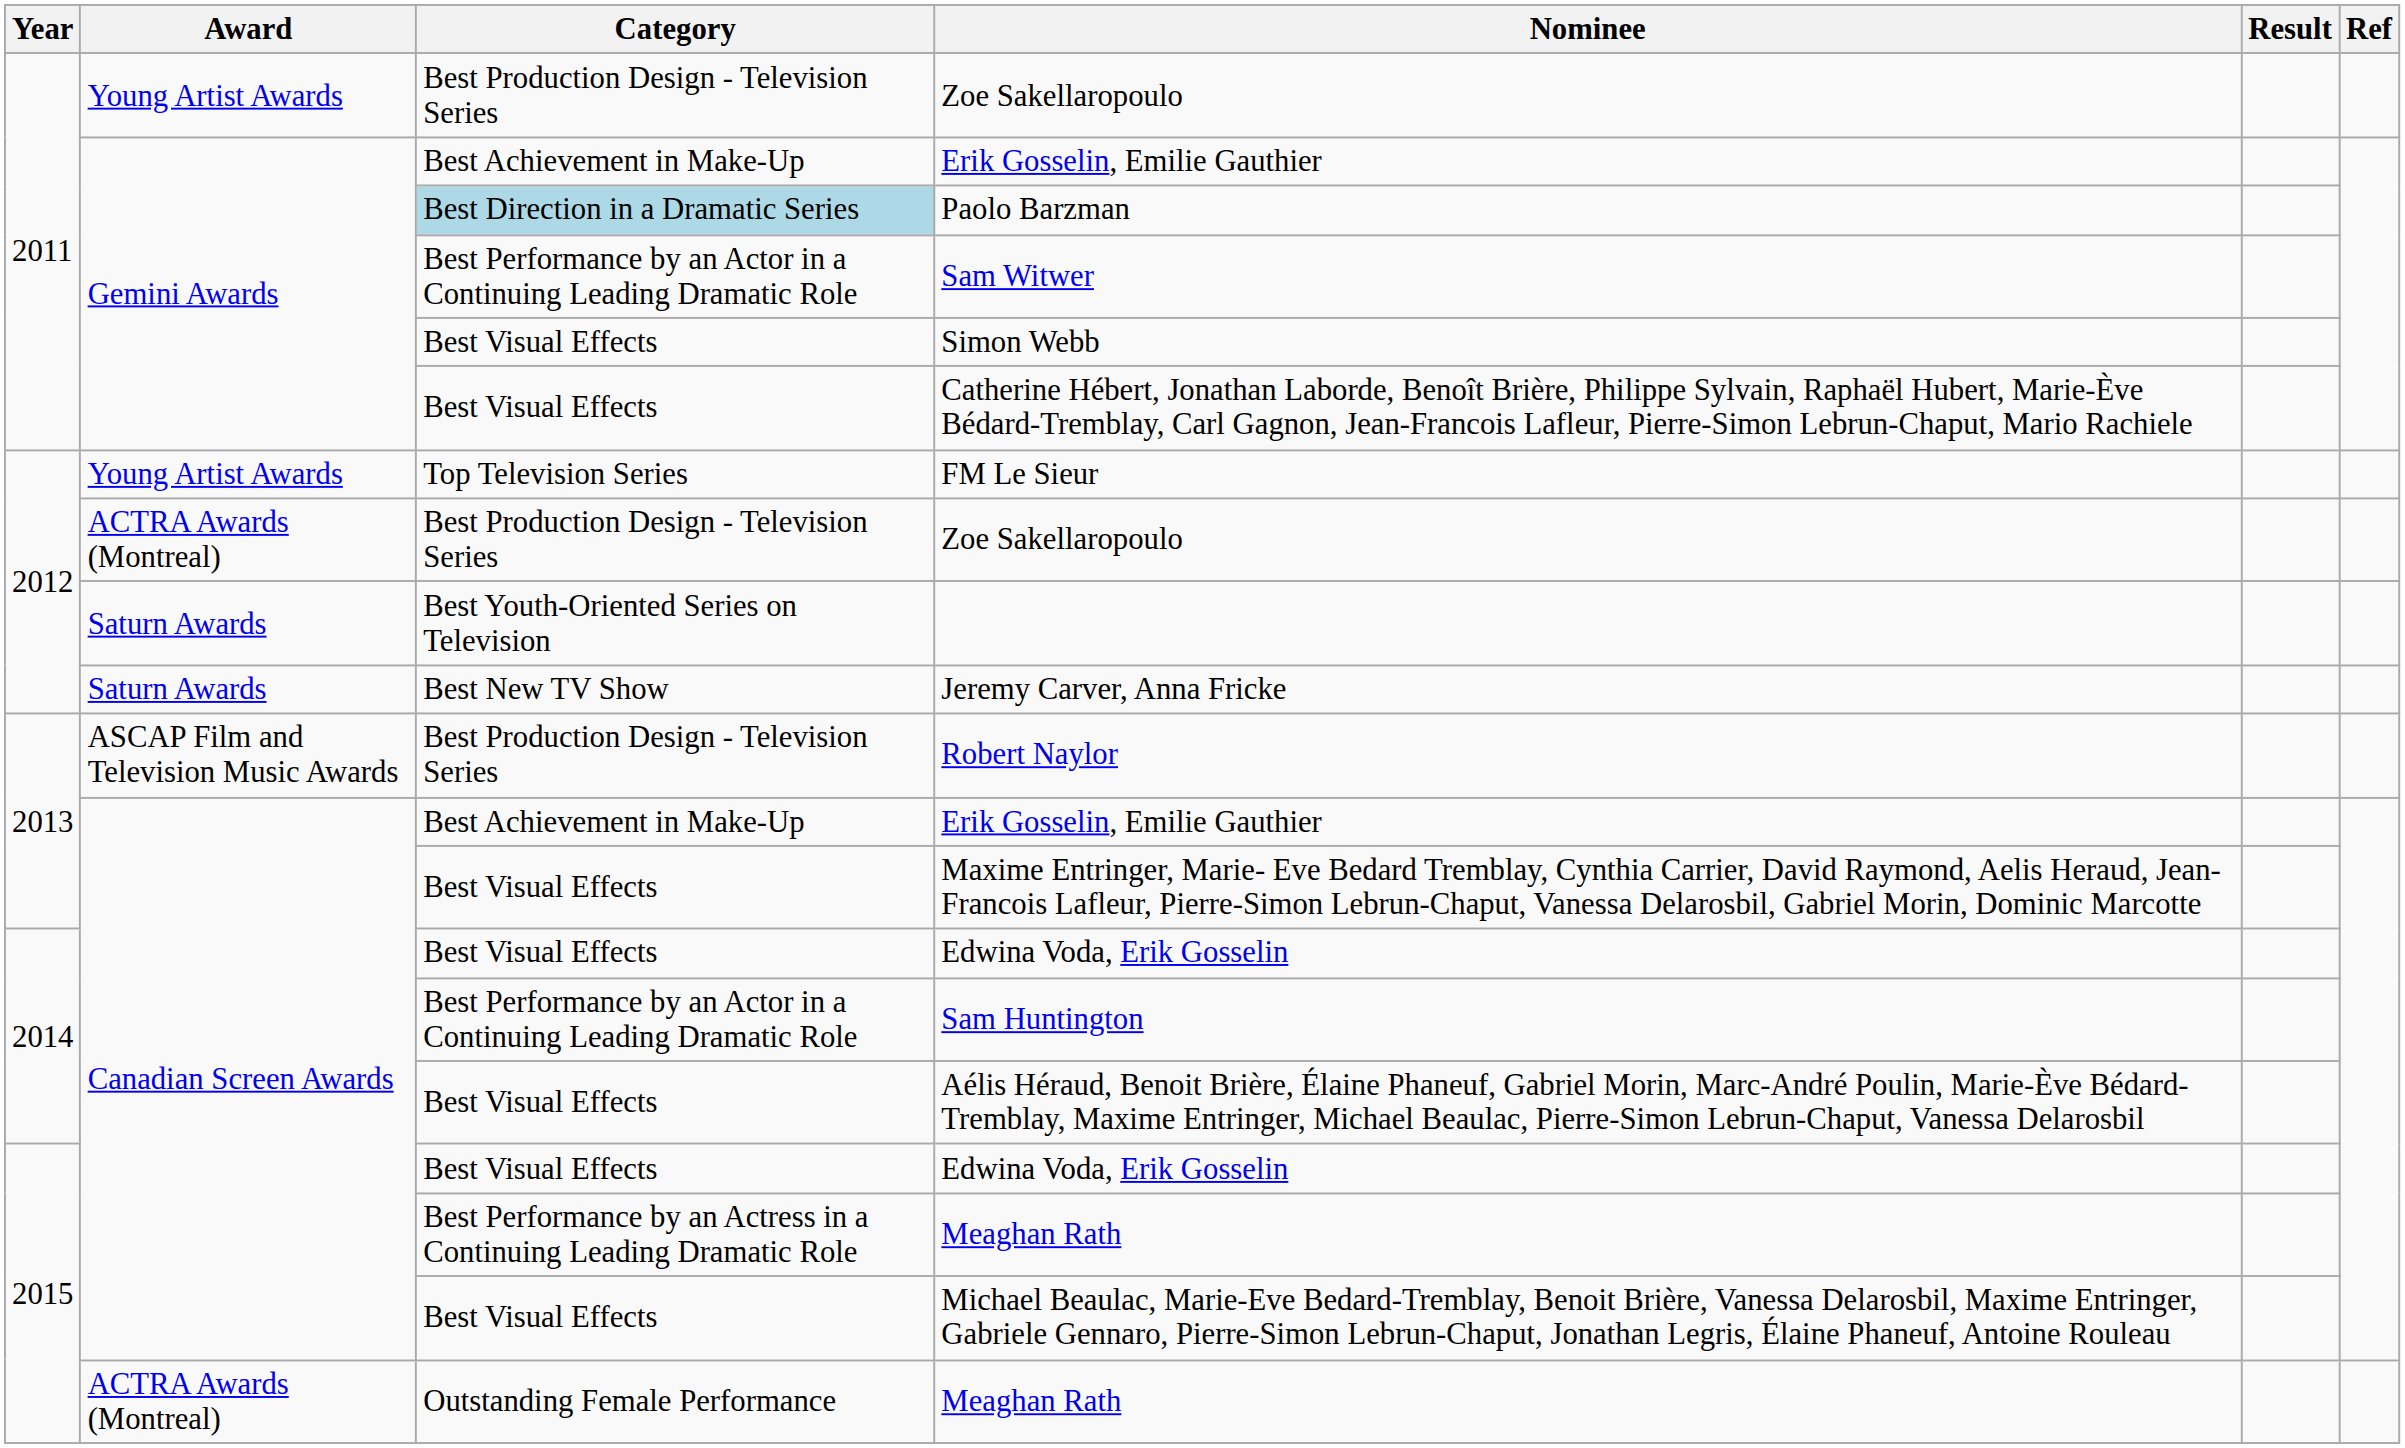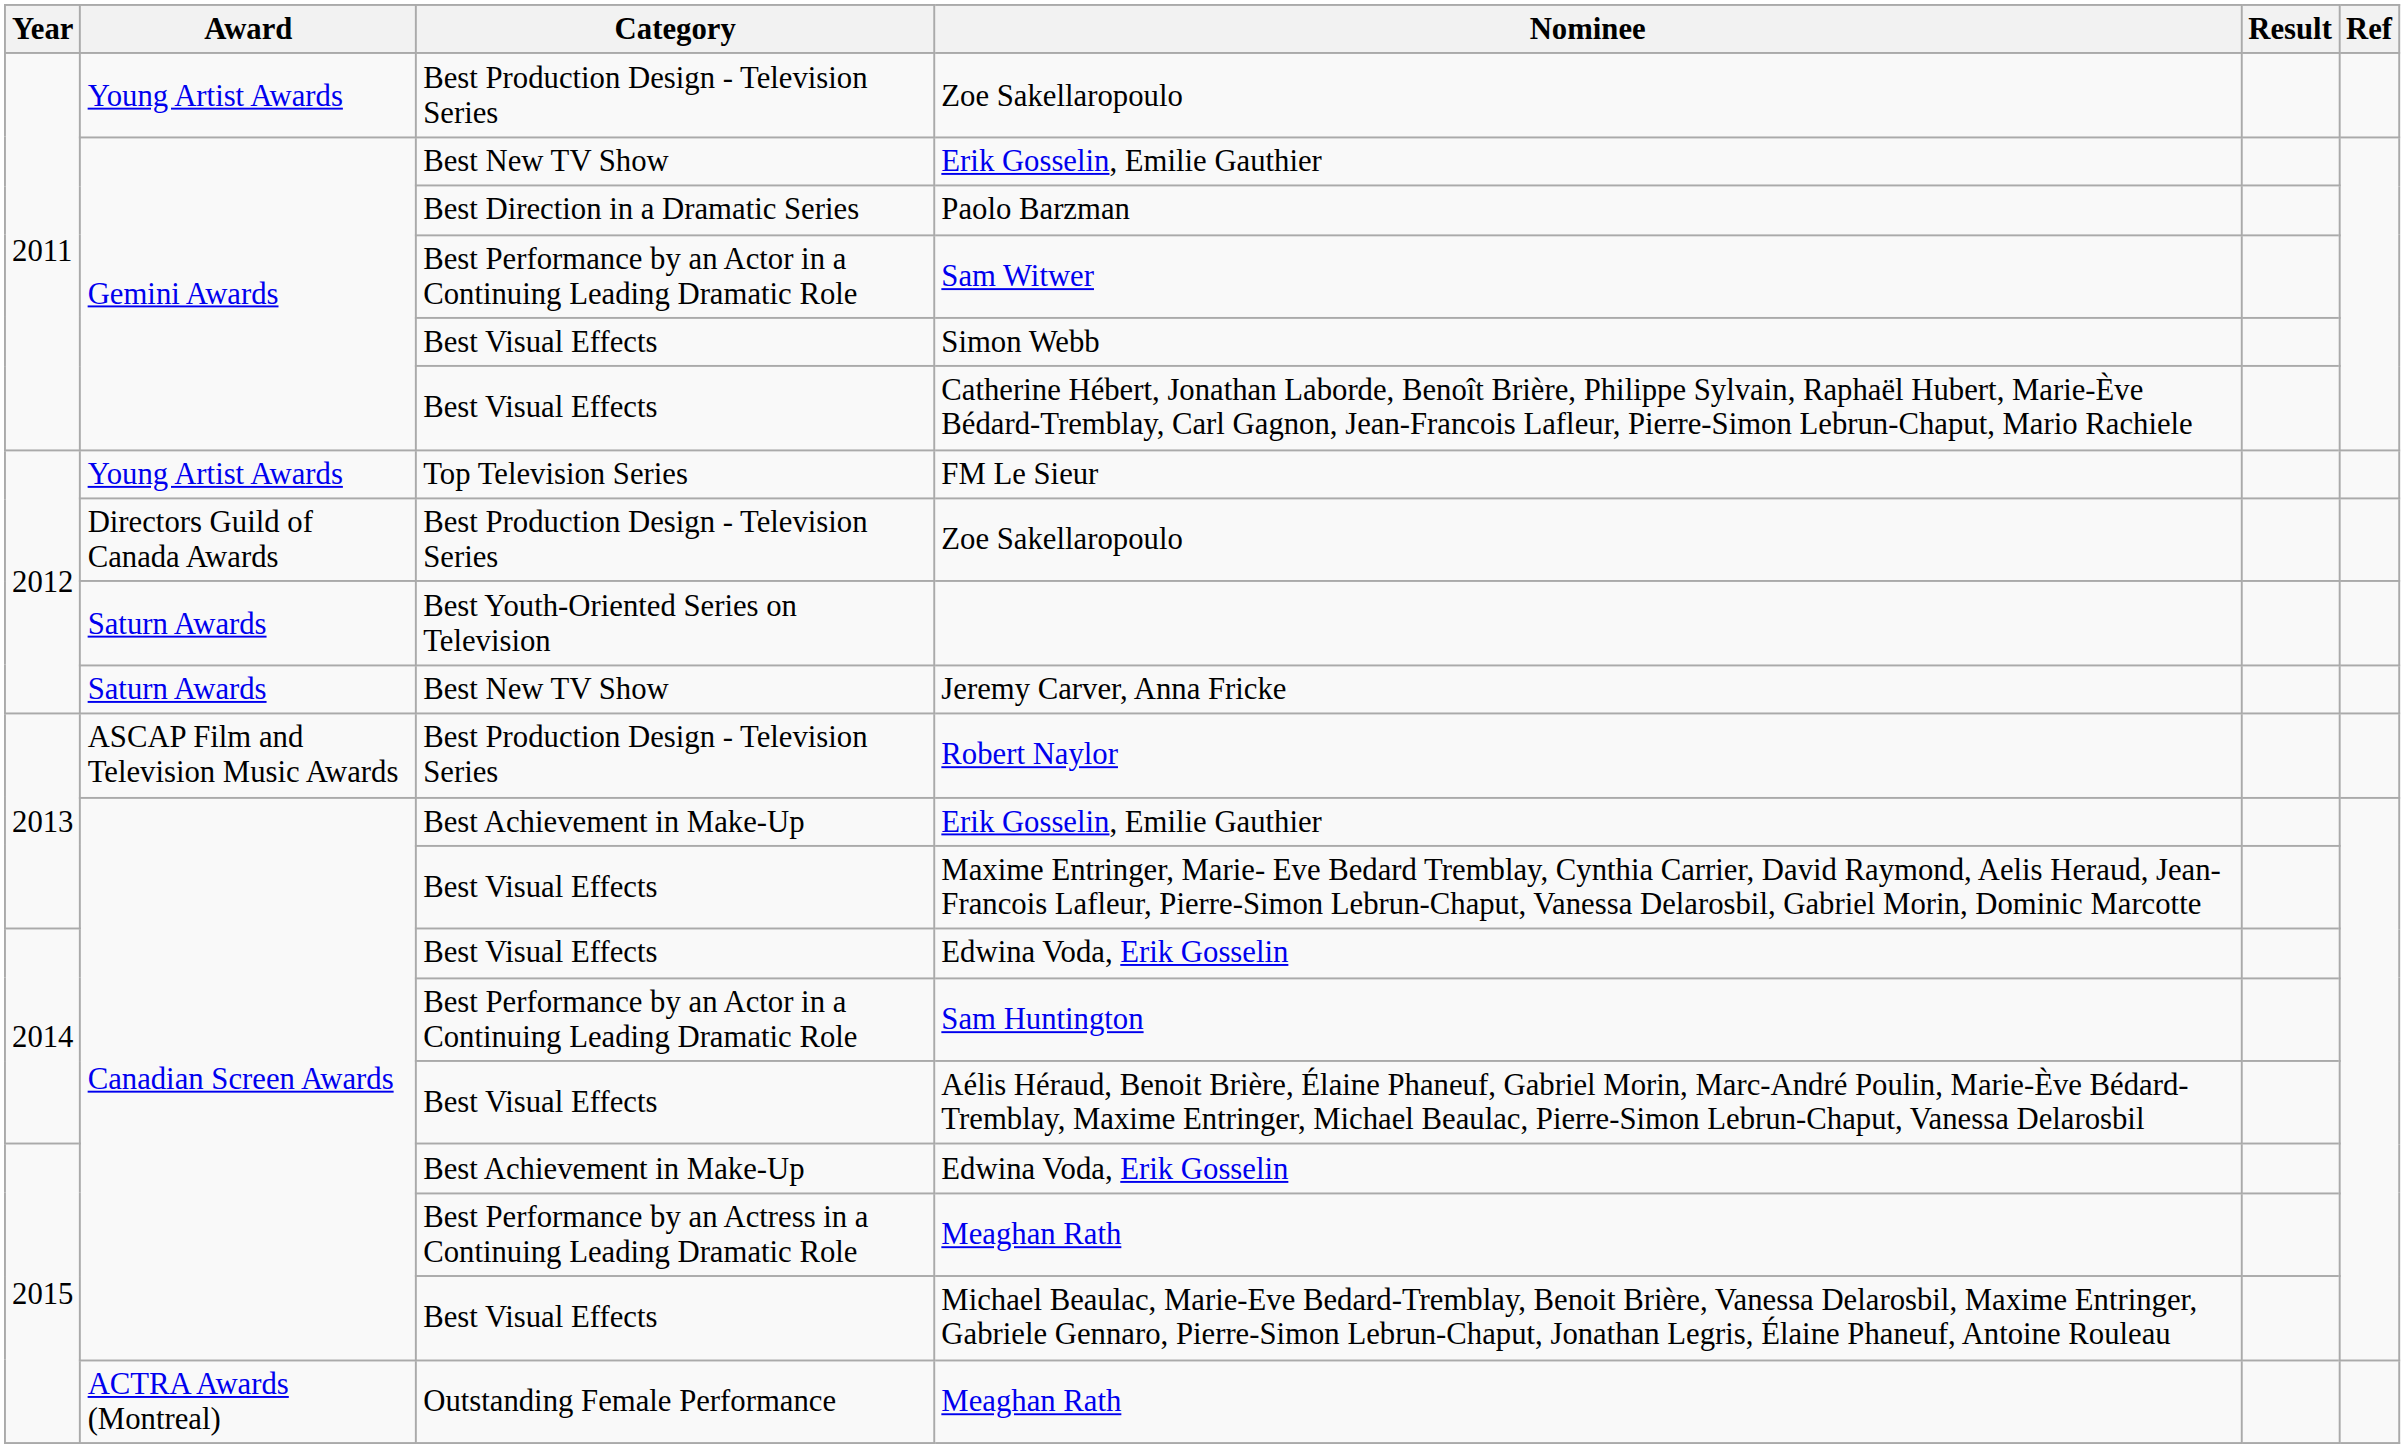(614, 160) Best Achievement in Make-Up -> (546, 160) Best New TV Show
(641, 209) lightblue background -> (641, 209) no background
(188, 539) ACTRA Awards (Montreal) -> (200, 539) Directors Guild of Canada Awards
(540, 1168) Best Visual Effects -> (614, 1168) Best Achievement in Make-Up
